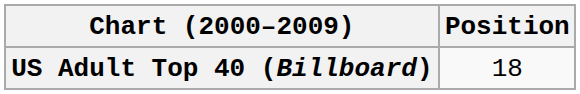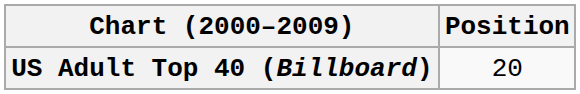(507, 69) 18 -> (507, 69) 20
